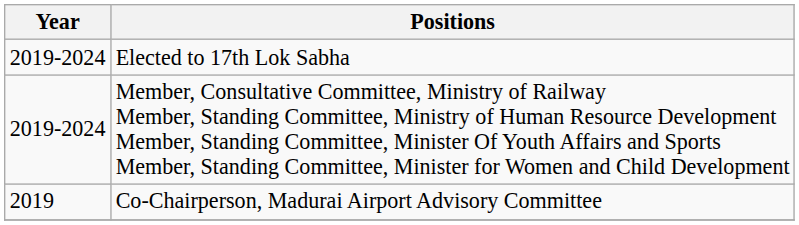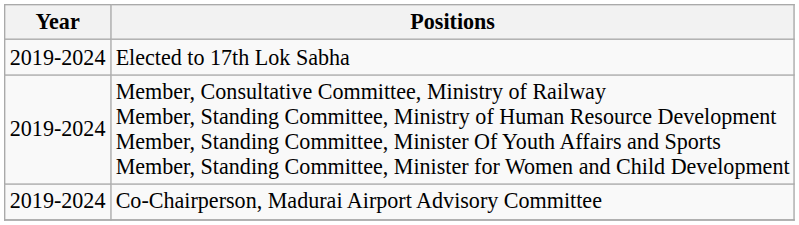(32, 201) 2019 -> (58, 201) 2019-2024
